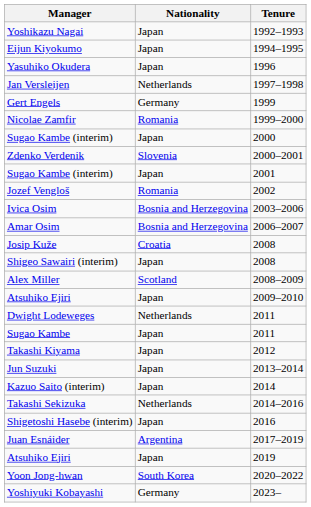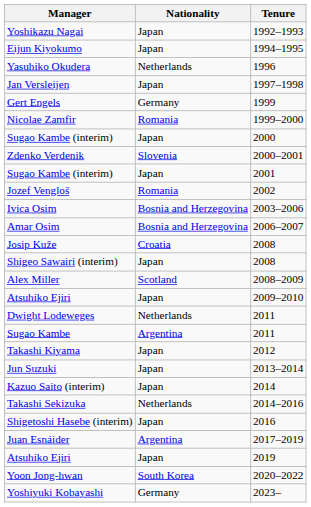(151, 66) Japan -> (165, 66) Netherlands
(165, 84) Netherlands -> (151, 84) Japan
(151, 333) Japan -> (160, 333) Argentina
